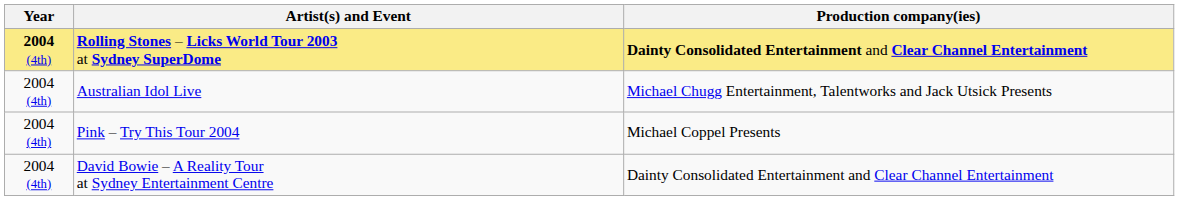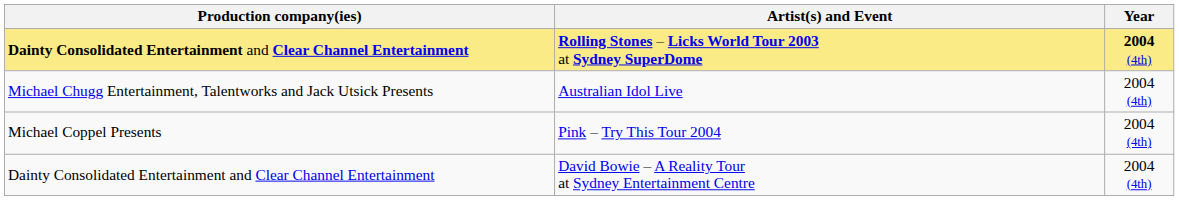columns swapped: (39, 16) <-> (898, 16)
